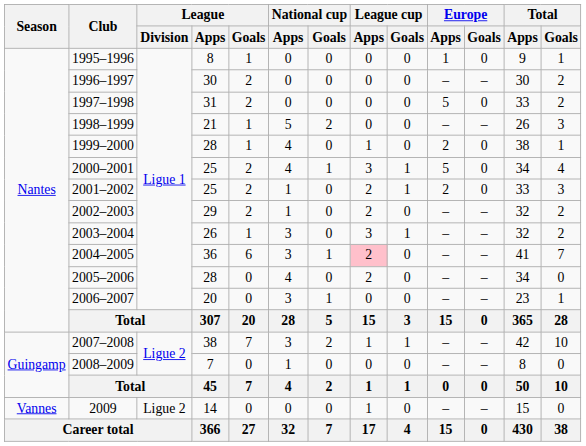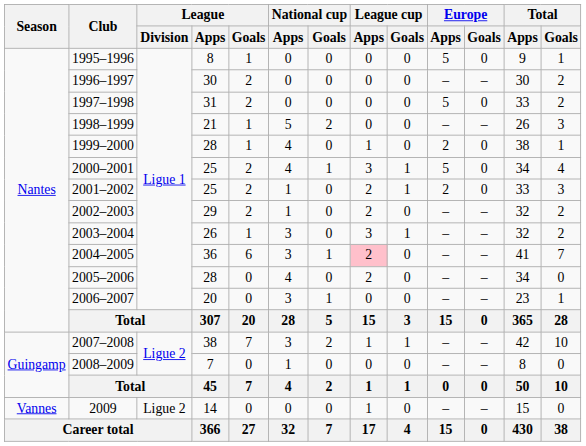(446, 59) 1 -> (446, 59) 5
